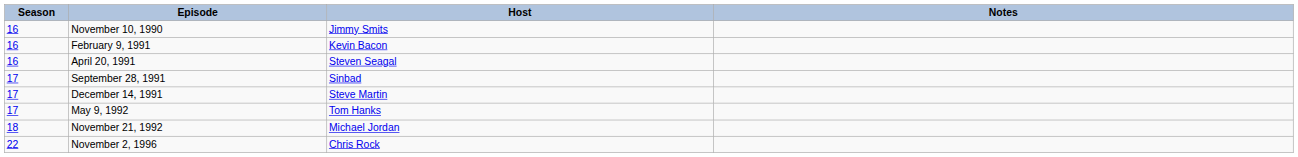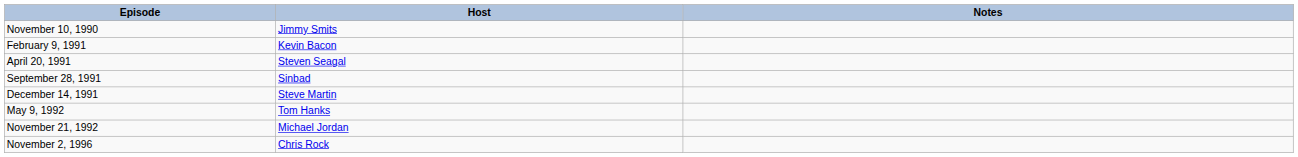- column: (37, 12)
